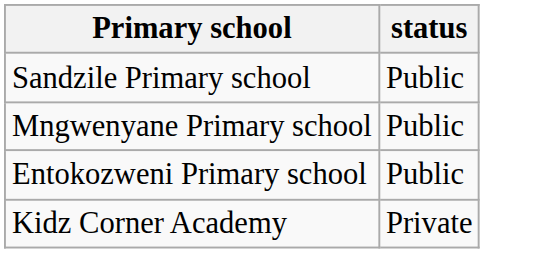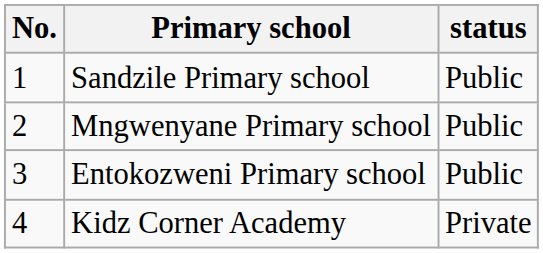+ column: (35, 28)
